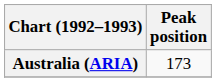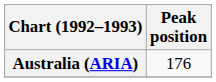(179, 63) 173 -> (179, 63) 176
